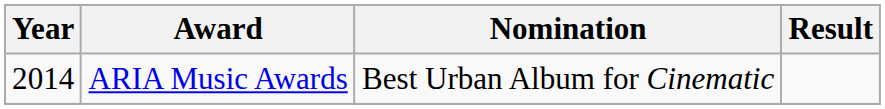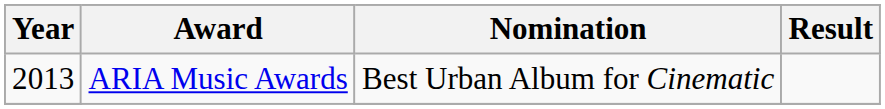(43, 78) 2014 -> (43, 78) 2013
